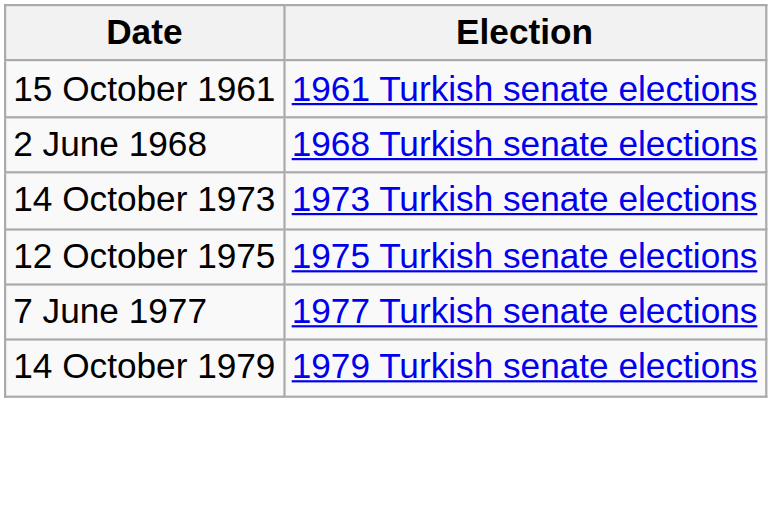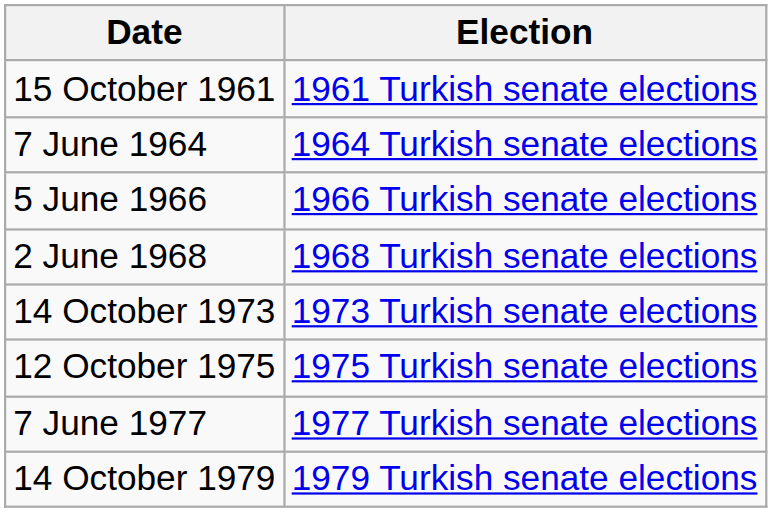+ row: (110, 144)
+ row: (110, 199)
